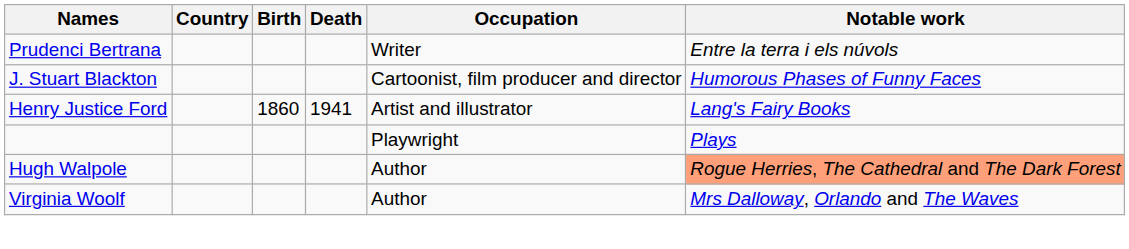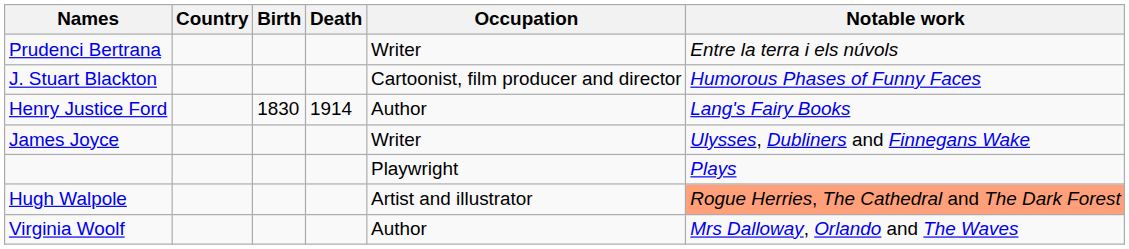(278, 109) 1860 -> (278, 109) 1830
(331, 109) 1941 -> (331, 109) 1914
(452, 109) Artist and illustrator -> (399, 109) Author
+ row: (64, 139)
(399, 169) Author -> (452, 199) Artist and illustrator
